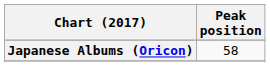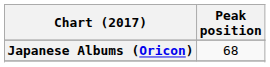(231, 51) 58 -> (231, 51) 68
